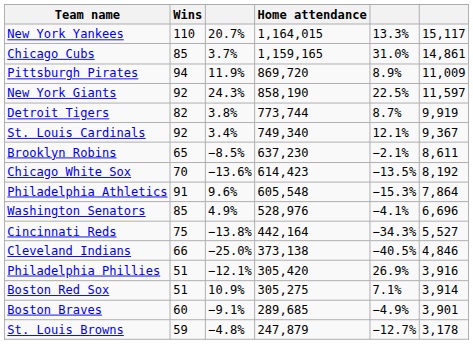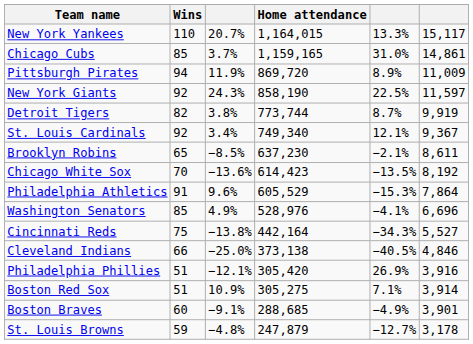(283, 192) 605,548 -> (283, 192) 605,529
(283, 310) 289,685 -> (283, 310) 288,685
